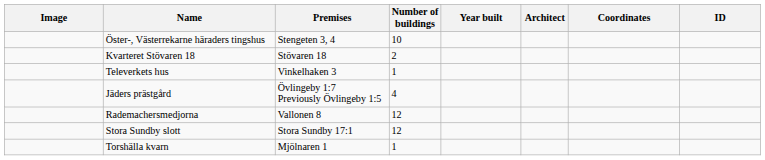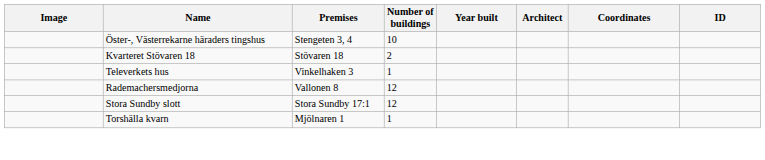- row: (138, 93)
